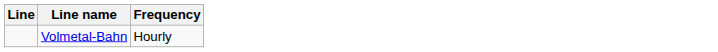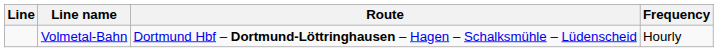+ column: (385, 15)
